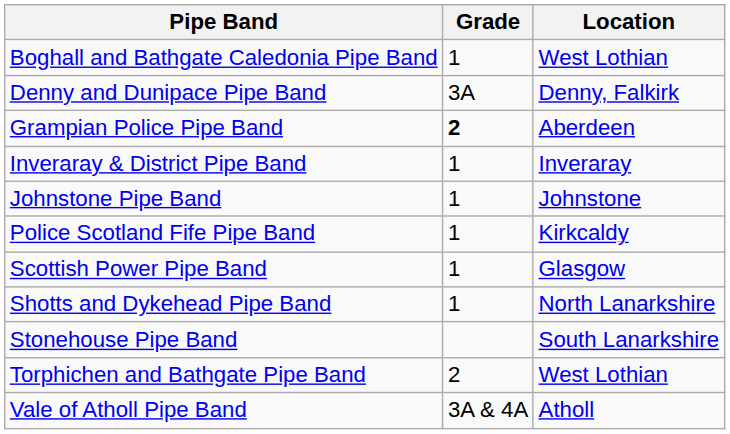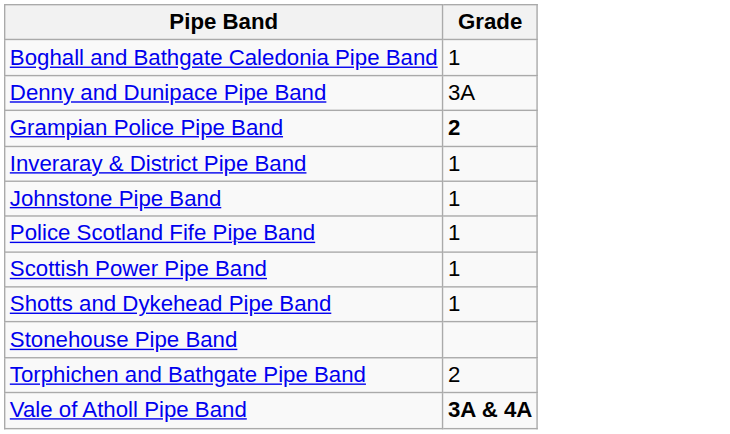- column: (629, 22)
(488, 410) normal -> (490, 410) bold
